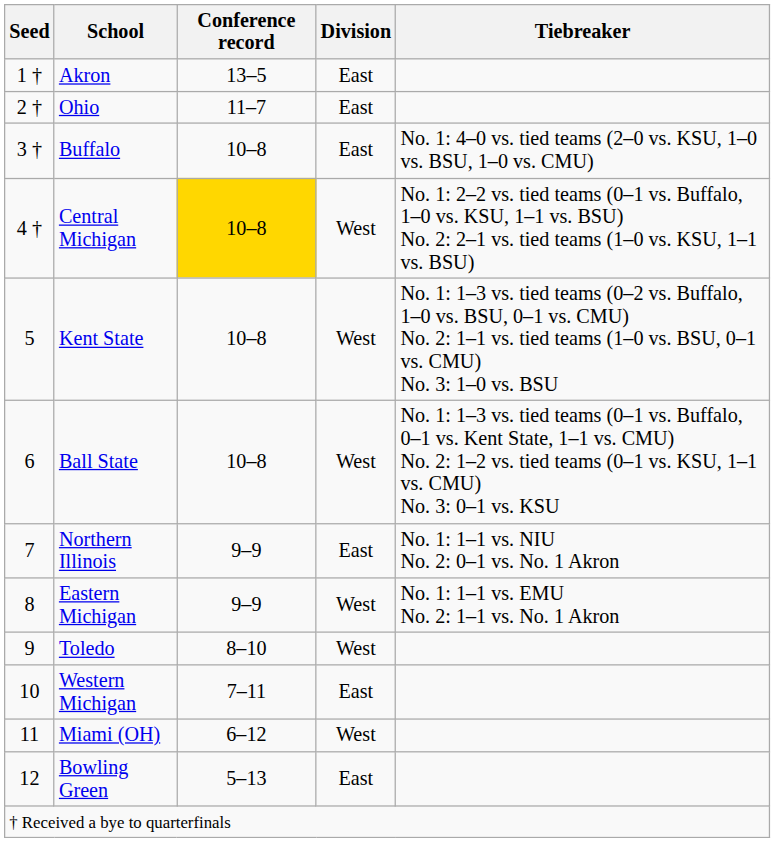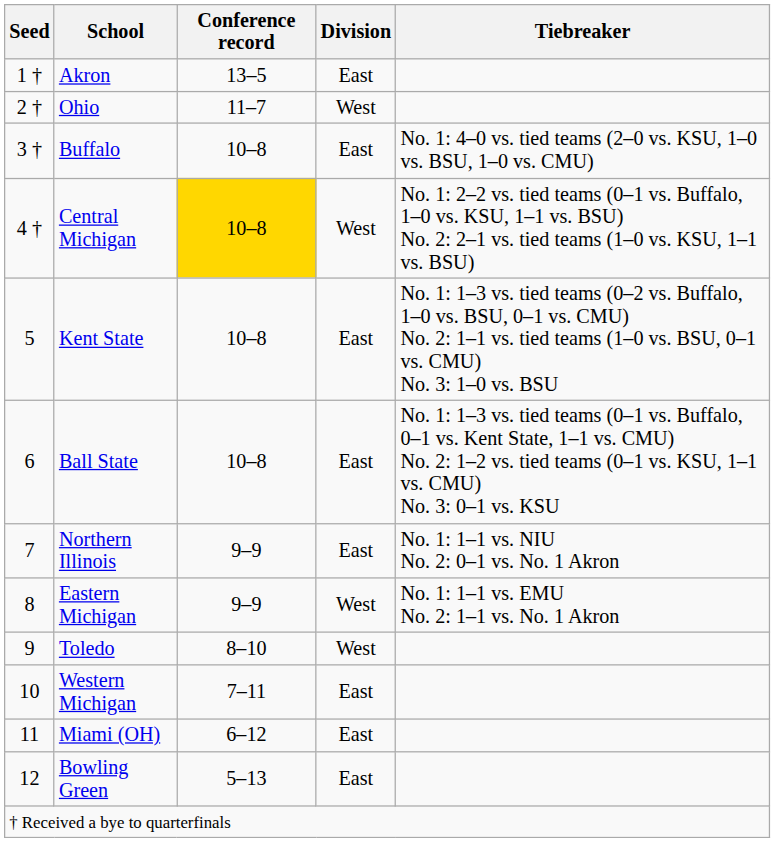(356, 107) East -> (356, 107) West
(356, 339) West -> (356, 339) East
(356, 461) West -> (356, 461) East
(356, 735) West -> (356, 735) East
